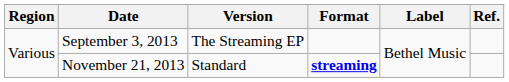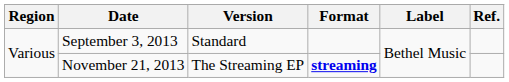(248, 41) The Streaming EP -> (219, 41) Standard
(219, 65) Standard -> (248, 65) The Streaming EP
